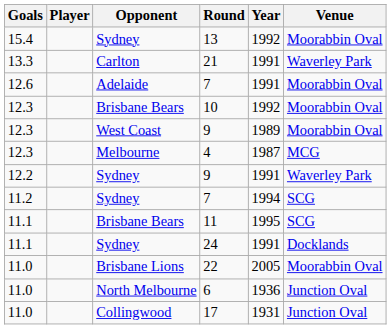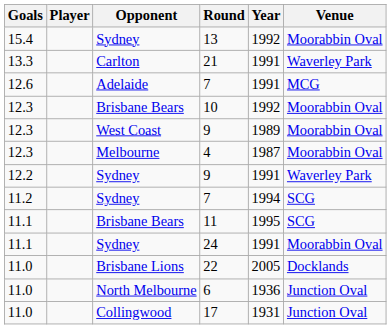(335, 84) Moorabbin Oval -> (303, 84) MCG
(303, 152) MCG -> (335, 152) Moorabbin Oval
(318, 244) Docklands -> (335, 244) Moorabbin Oval
(335, 267) Moorabbin Oval -> (318, 267) Docklands
